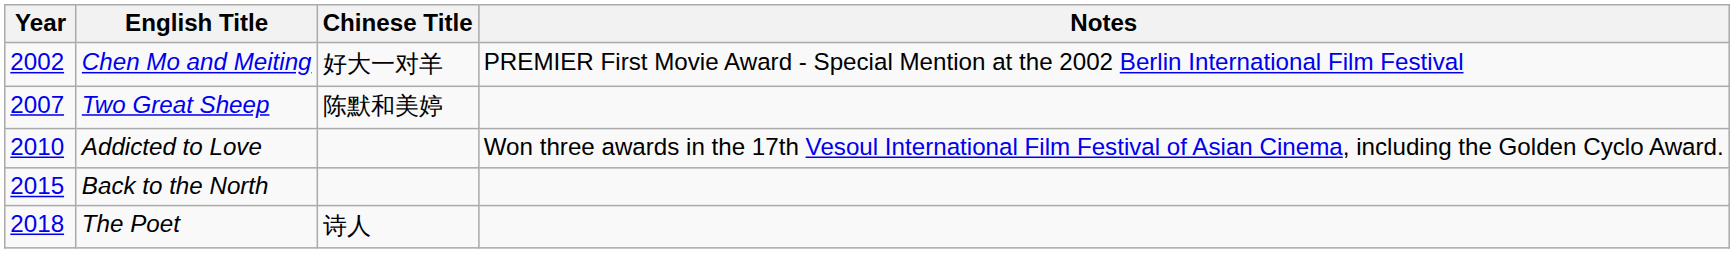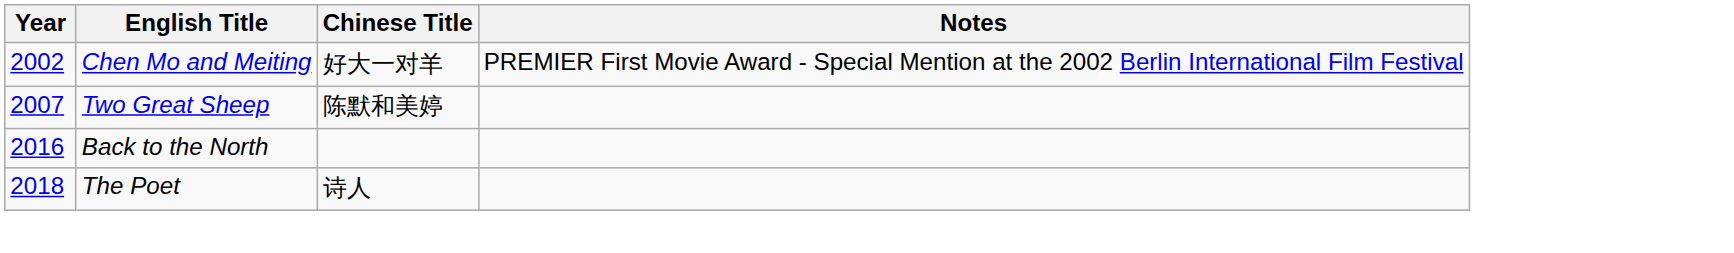- row: (172, 147)
(37, 185) 2015 -> (37, 147) 2016
